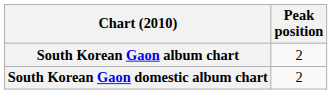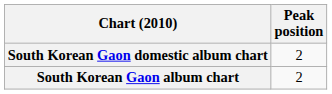rows swapped: (138, 54) <-> (138, 77)
